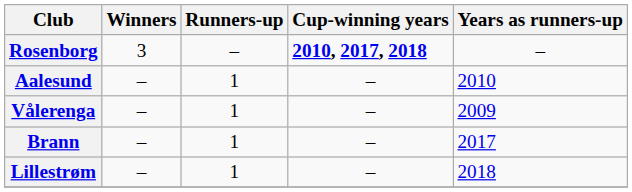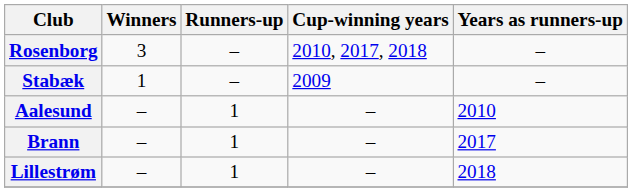(360, 50) bold -> (360, 50) normal
+ row: (53, 80)
- row: (53, 111)
